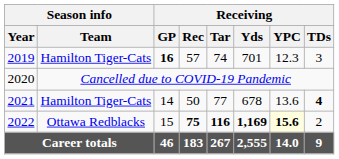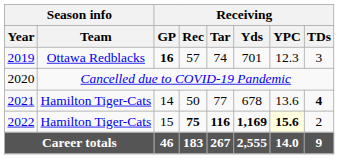(96, 57) Hamilton Tiger-Cats -> (96, 57) Ottawa Redblacks
(96, 121) Ottawa Redblacks -> (96, 121) Hamilton Tiger-Cats
